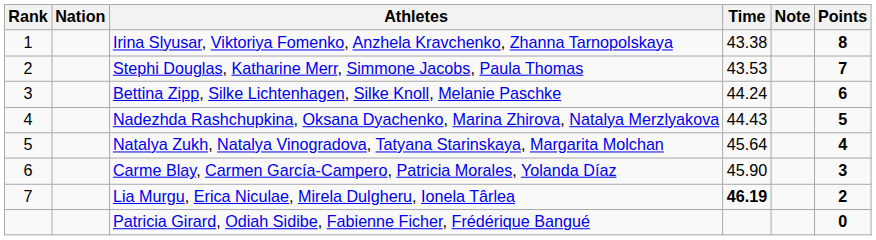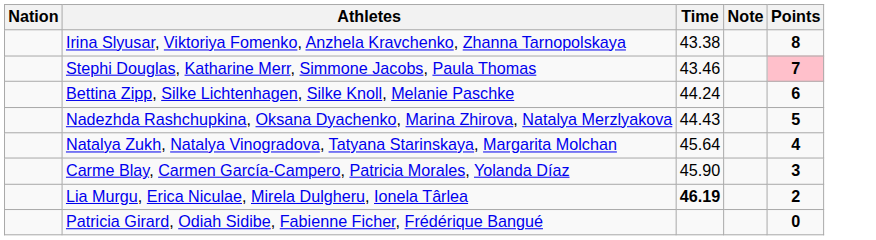- column: (28, 17)
(747, 68) 43.53 -> (700, 68) 43.46
(843, 68) no background -> (796, 68) pink background
